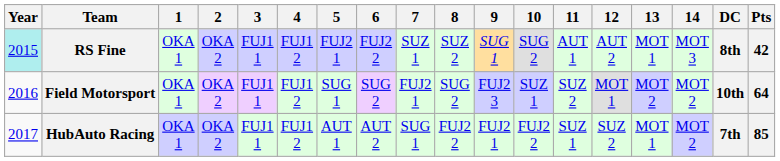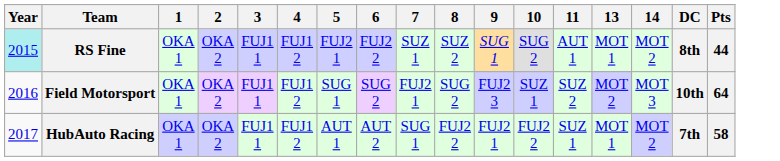- column: (612, 16)
(692, 49) MOT 3 -> (652, 49) MOT 2
(761, 49) 42 -> (721, 49) 44
(692, 92) MOT 2 -> (652, 92) MOT 3
(761, 134) 85 -> (721, 134) 58
